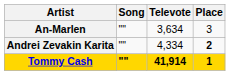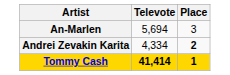- column: (132, 12)
(170, 29) 3,634 -> (155, 29) 5,694
(170, 62) 41,914 -> (155, 62) 41,414
